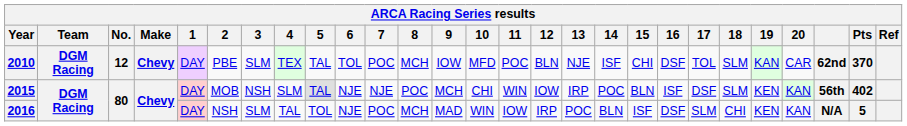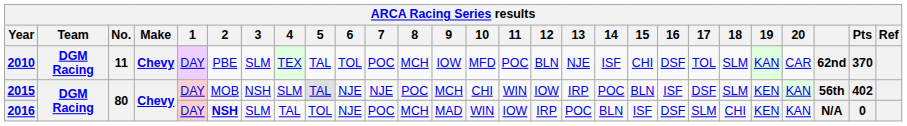(121, 63) 12 -> (121, 63) 11
(225, 111) normal -> (225, 111) bold
(862, 111) 5 -> (862, 111) 0
